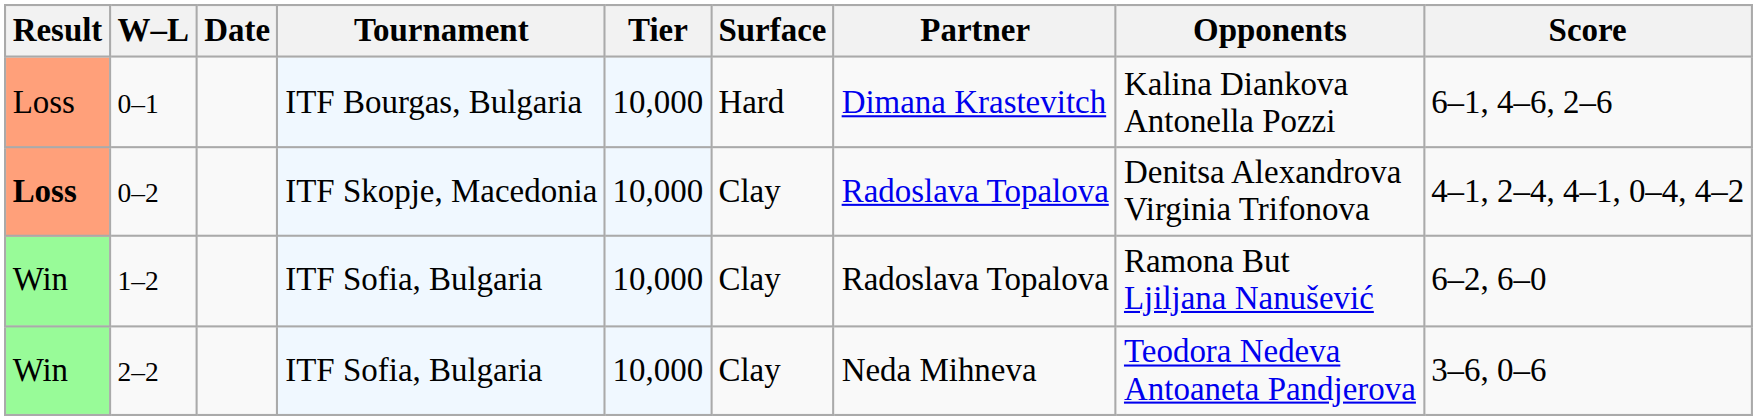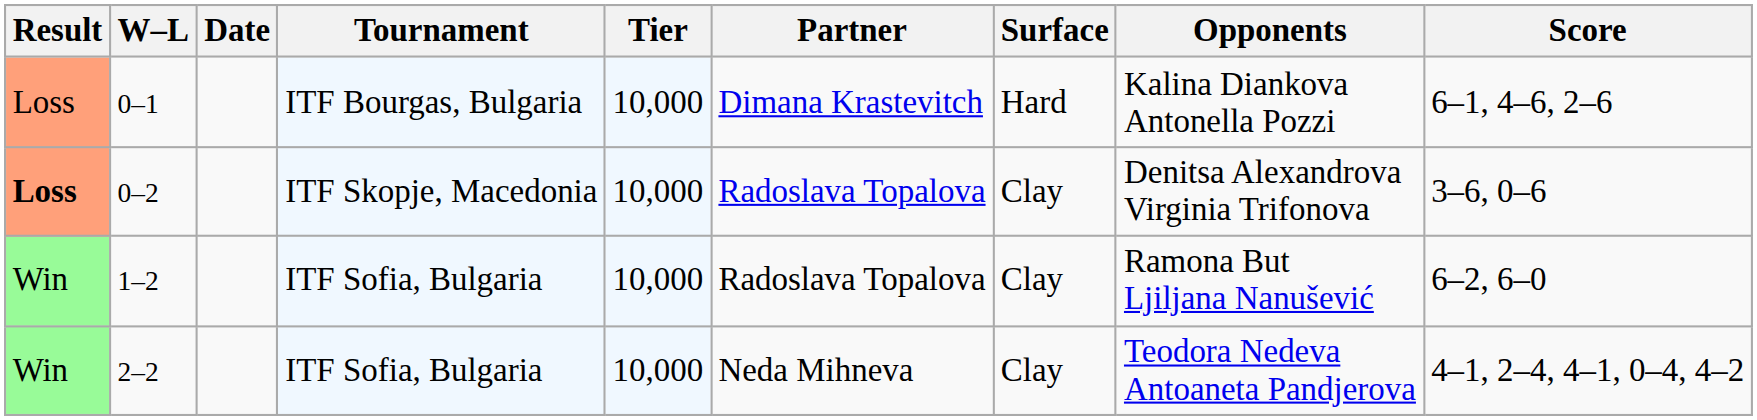columns swapped: (772, 30) <-> (975, 30)
(1588, 190) 4–1, 2–4, 4–1, 0–4, 4–2 -> (1489, 190) 3–6, 0–6
(1489, 369) 3–6, 0–6 -> (1588, 369) 4–1, 2–4, 4–1, 0–4, 4–2
